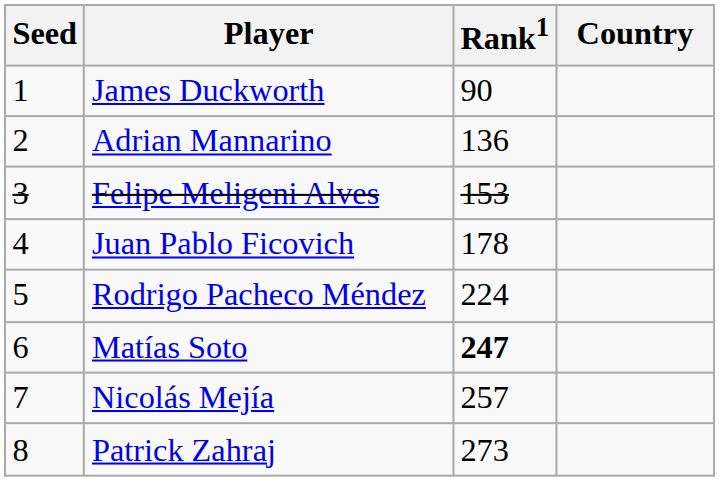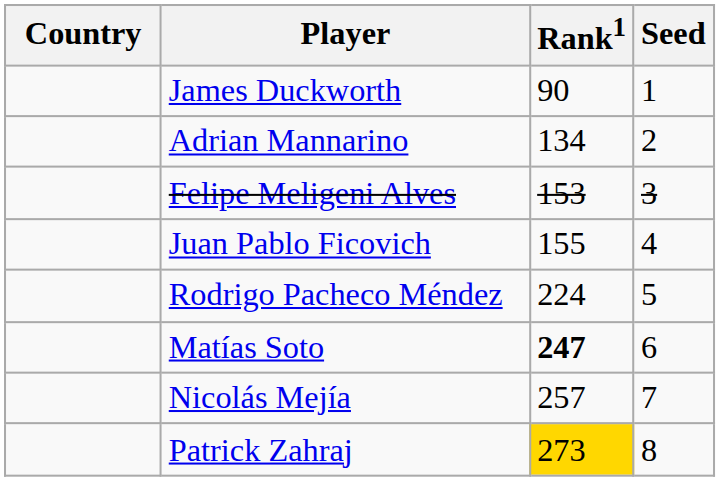columns swapped: (635, 34) <-> (45, 34)
(485, 141) 136 -> (561, 141) 134
(485, 243) 178 -> (561, 243) 155
(485, 448) no background -> (561, 448) gold background
